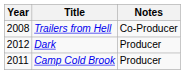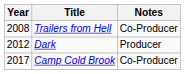(18, 61) 2011 -> (18, 61) 2017
(140, 61) Producer -> (149, 61) Co-Producer
